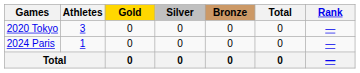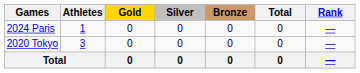rows swapped: (32, 29) <-> (31, 45)
